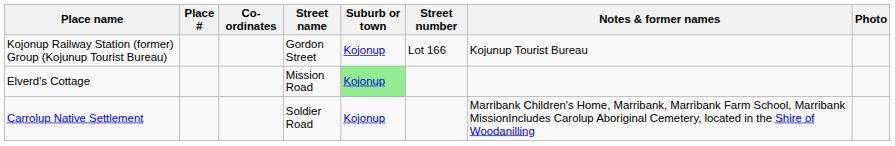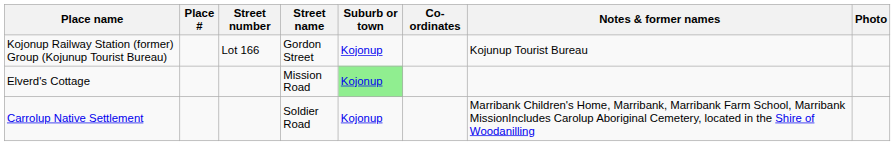columns swapped: (436, 19) <-> (251, 19)
